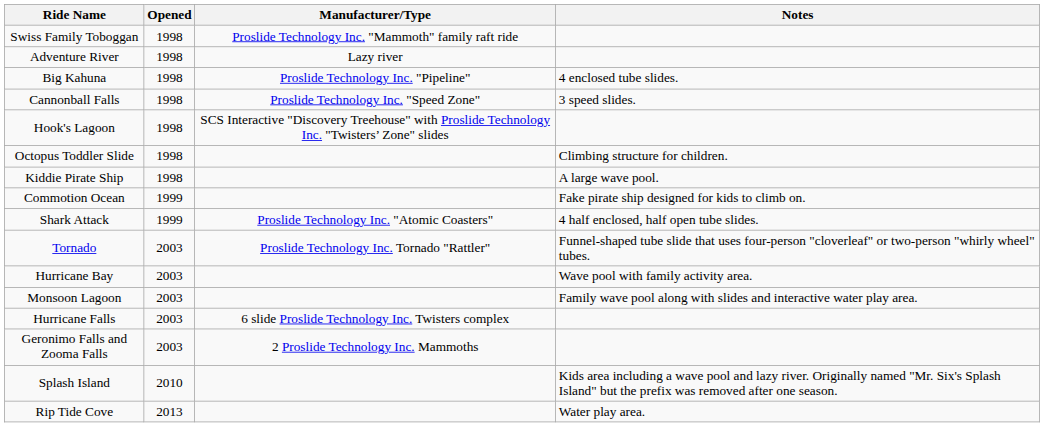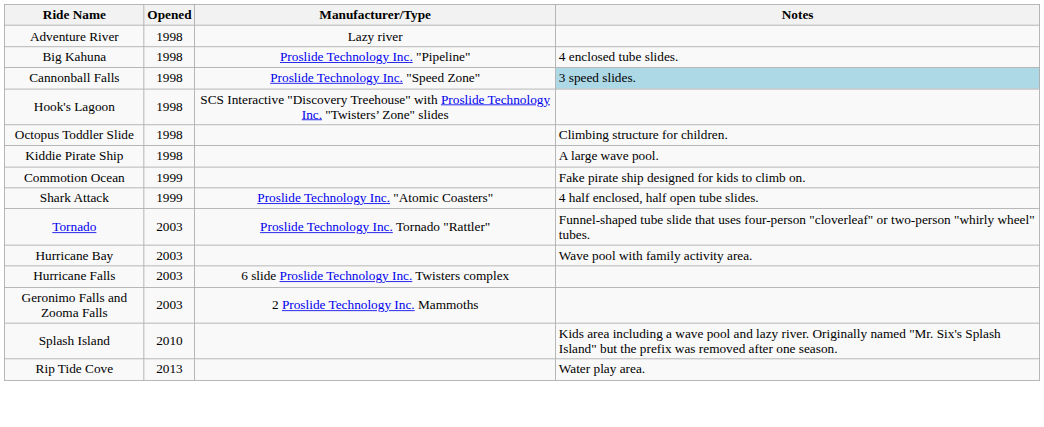- row: (74, 36)
(597, 99) no background -> (597, 78) lightblue background
- row: (74, 297)
